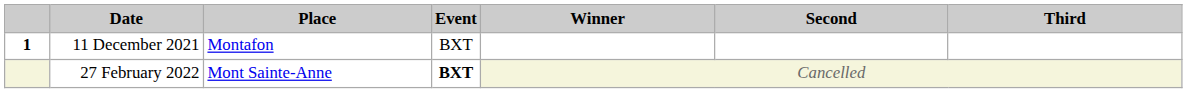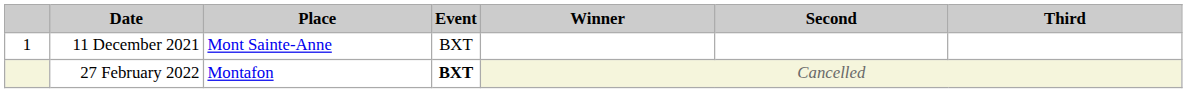(27, 45) bold -> (27, 45) normal
(241, 45) Montafon -> (270, 45) Mont Sainte-Anne
(270, 72) Mont Sainte-Anne -> (241, 72) Montafon
